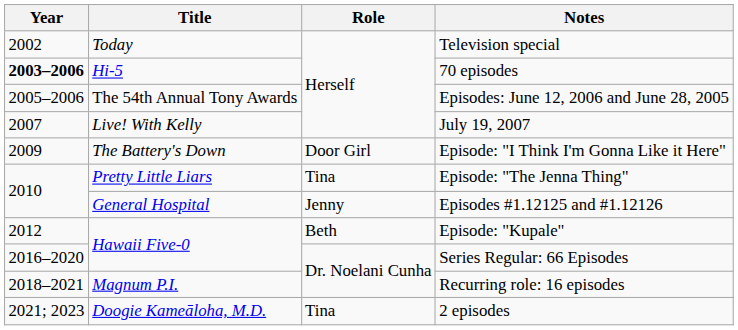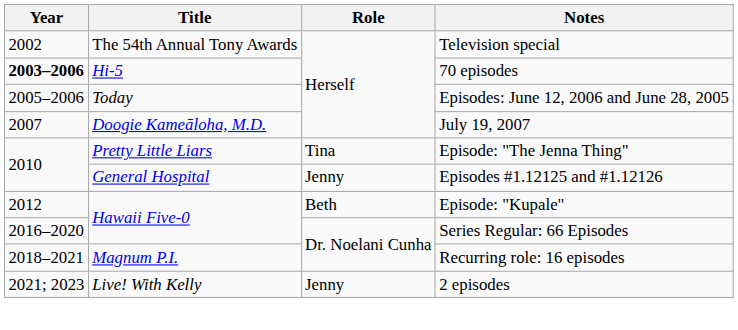(112, 44) Today -> (195, 44) The 54th Annual Tony Awards
(195, 97) The 54th Annual Tony Awards -> (112, 97) Today
(147, 124) Live! With Kelly -> (179, 124) Doogie Kameāloha, M.D.
- row: (583, 151)
(179, 310) Doogie Kameāloha, M.D. -> (147, 284) Live! With Kelly
(320, 310) Tina -> (325, 284) Jenny
